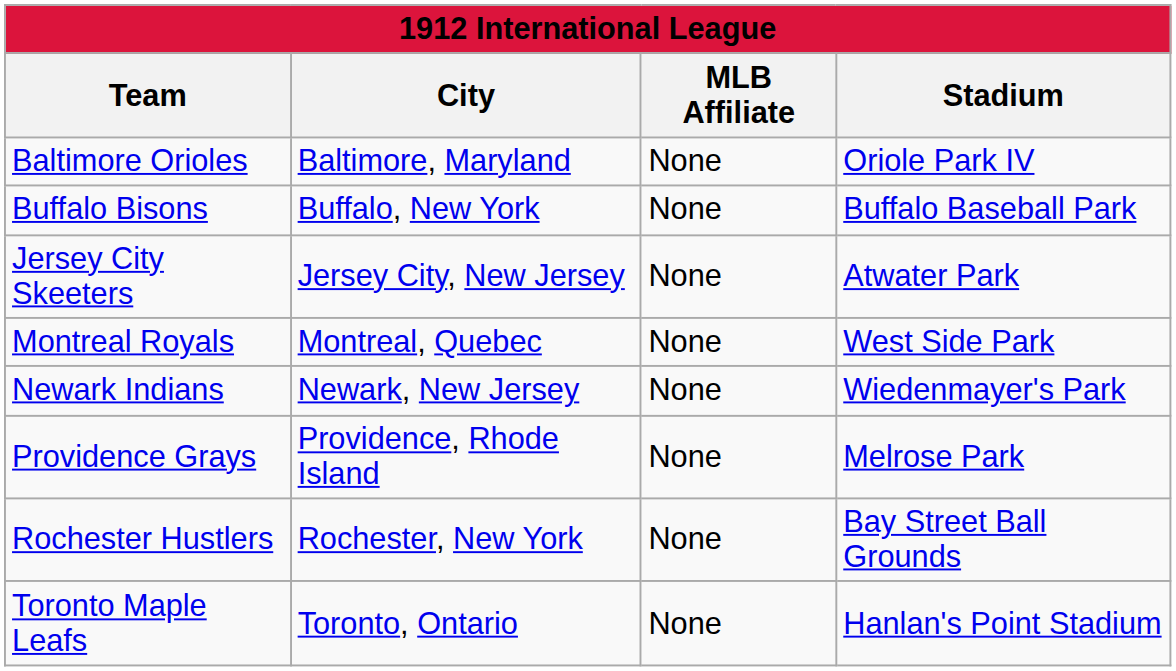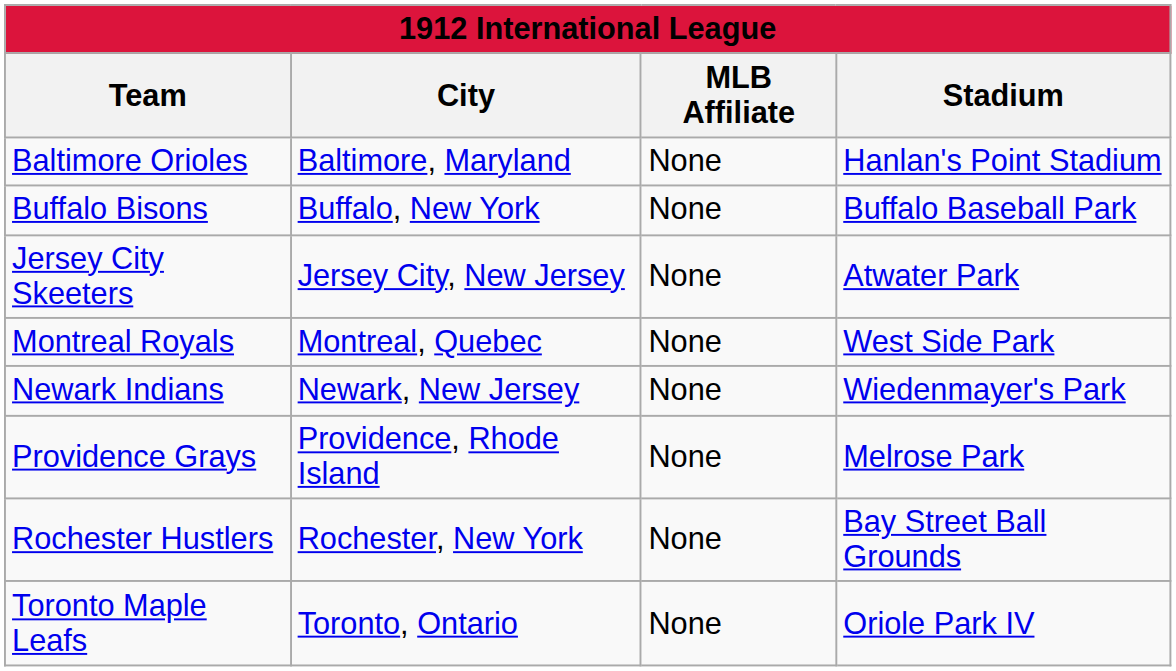(939, 160) Oriole Park IV -> (1002, 160) Hanlan's Point Stadium
(1002, 622) Hanlan's Point Stadium -> (939, 622) Oriole Park IV
